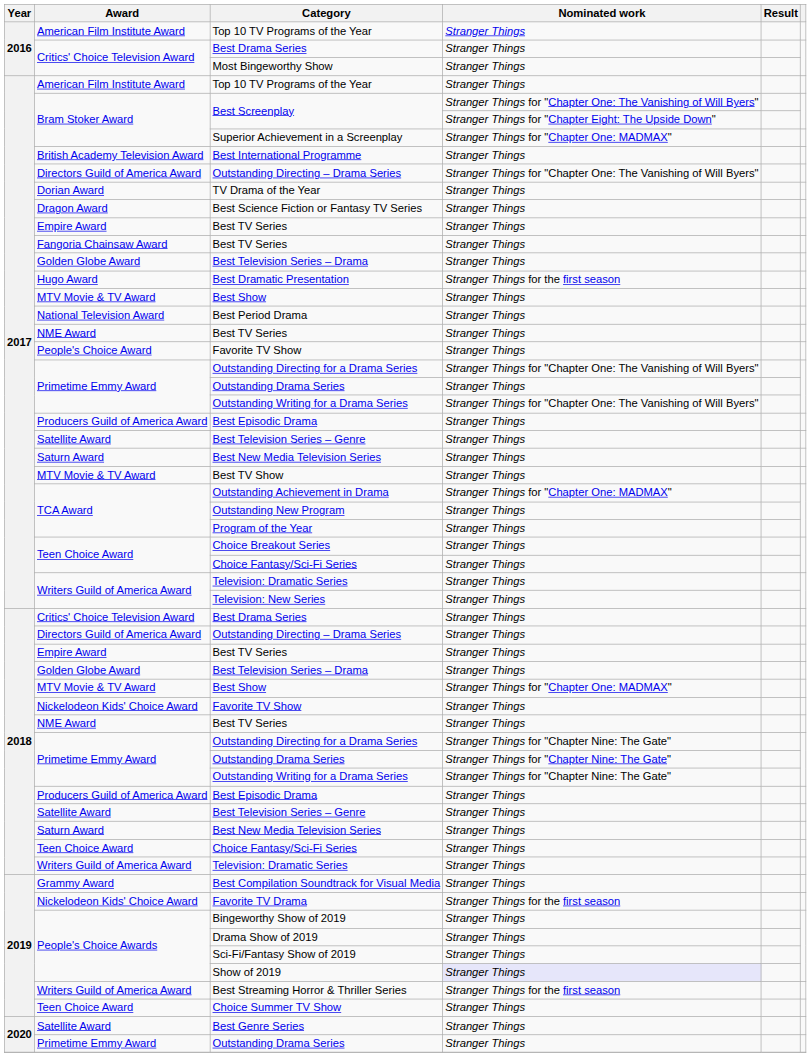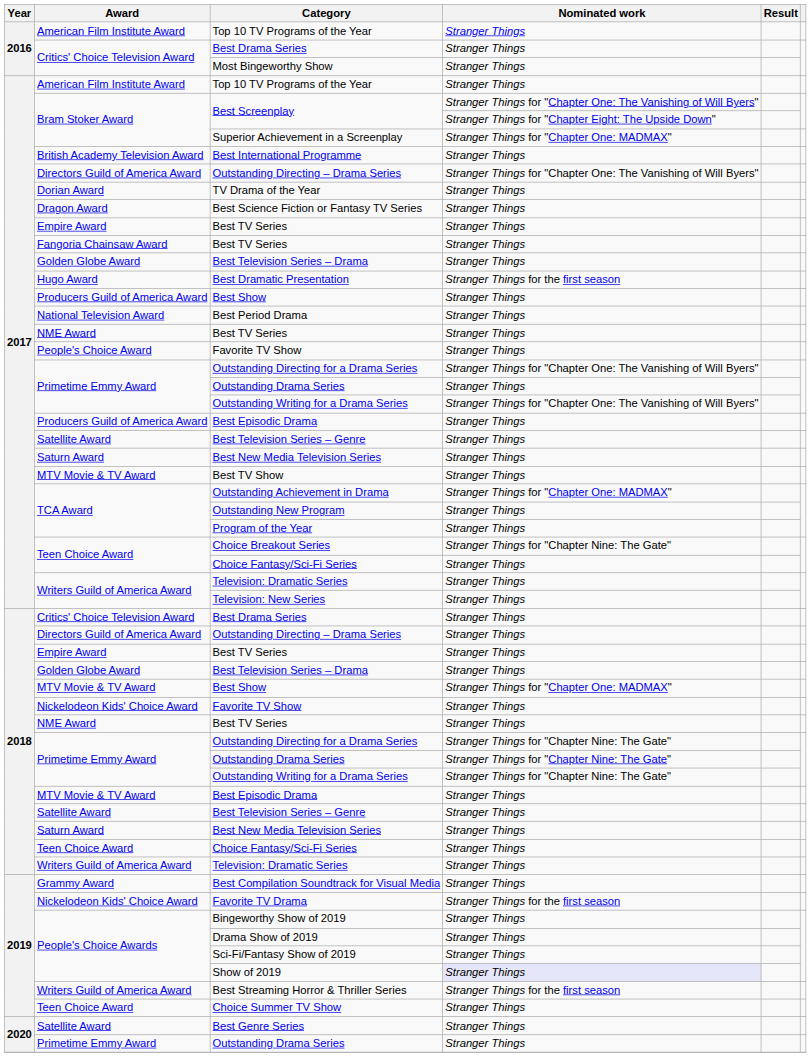(96, 297) MTV Movie & TV Award -> (122, 297) Producers Guild of America Award
(485, 546) Stranger Things -> (558, 546) Stranger Things for "Chapter Nine: The Gate"
(122, 794) Producers Guild of America Award -> (96, 794) MTV Movie & TV Award
